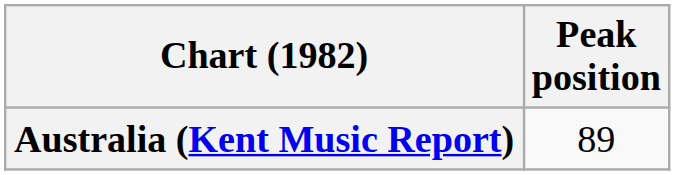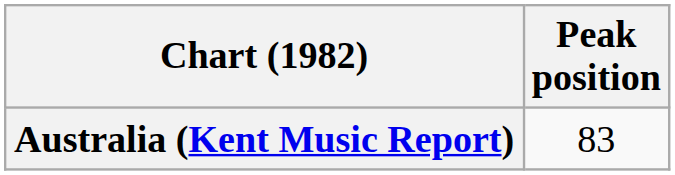(596, 137) 89 -> (596, 137) 83
